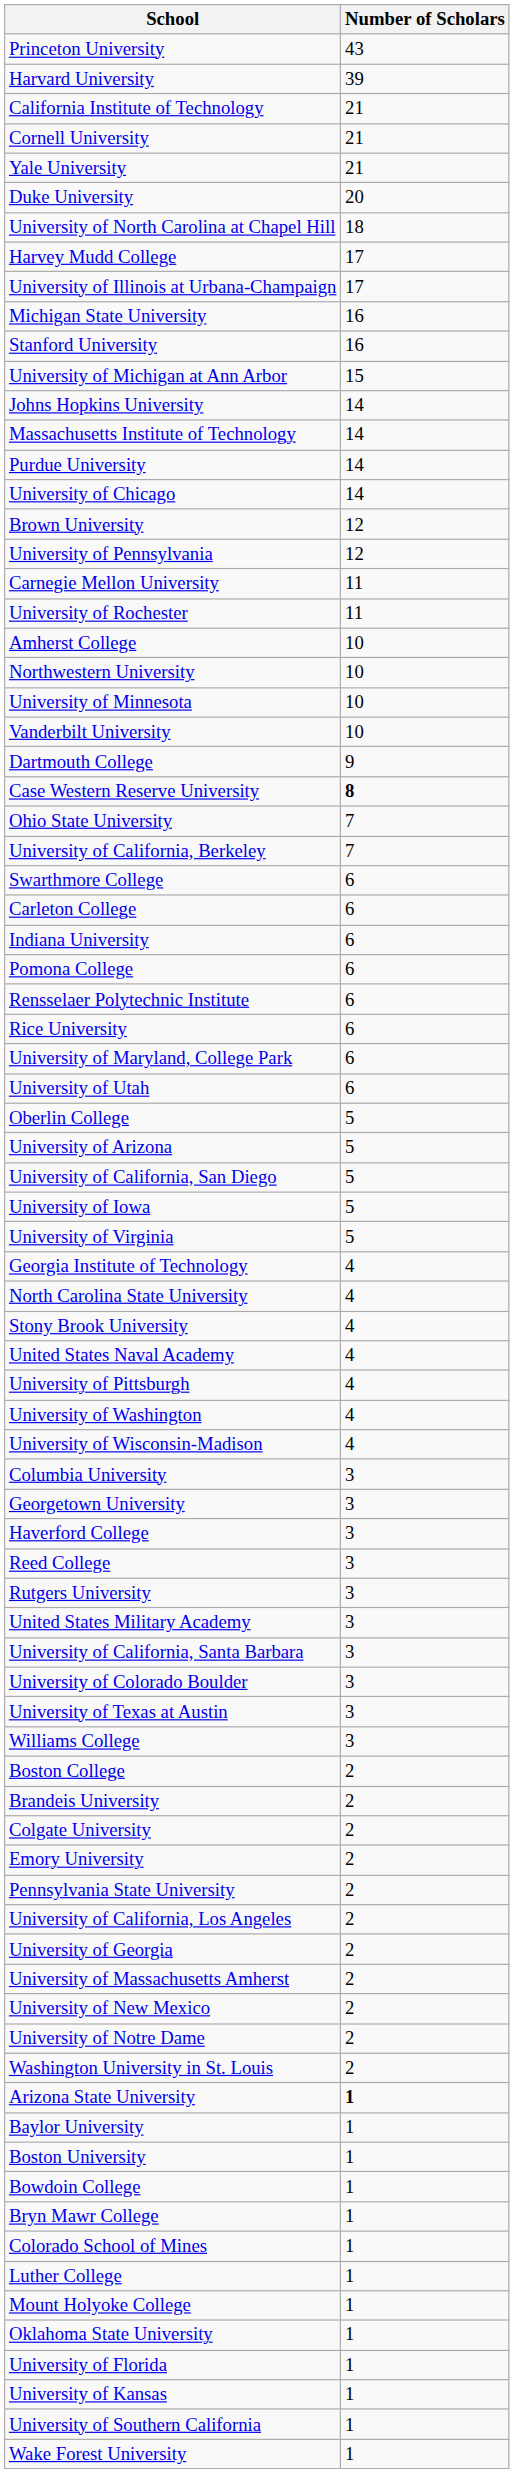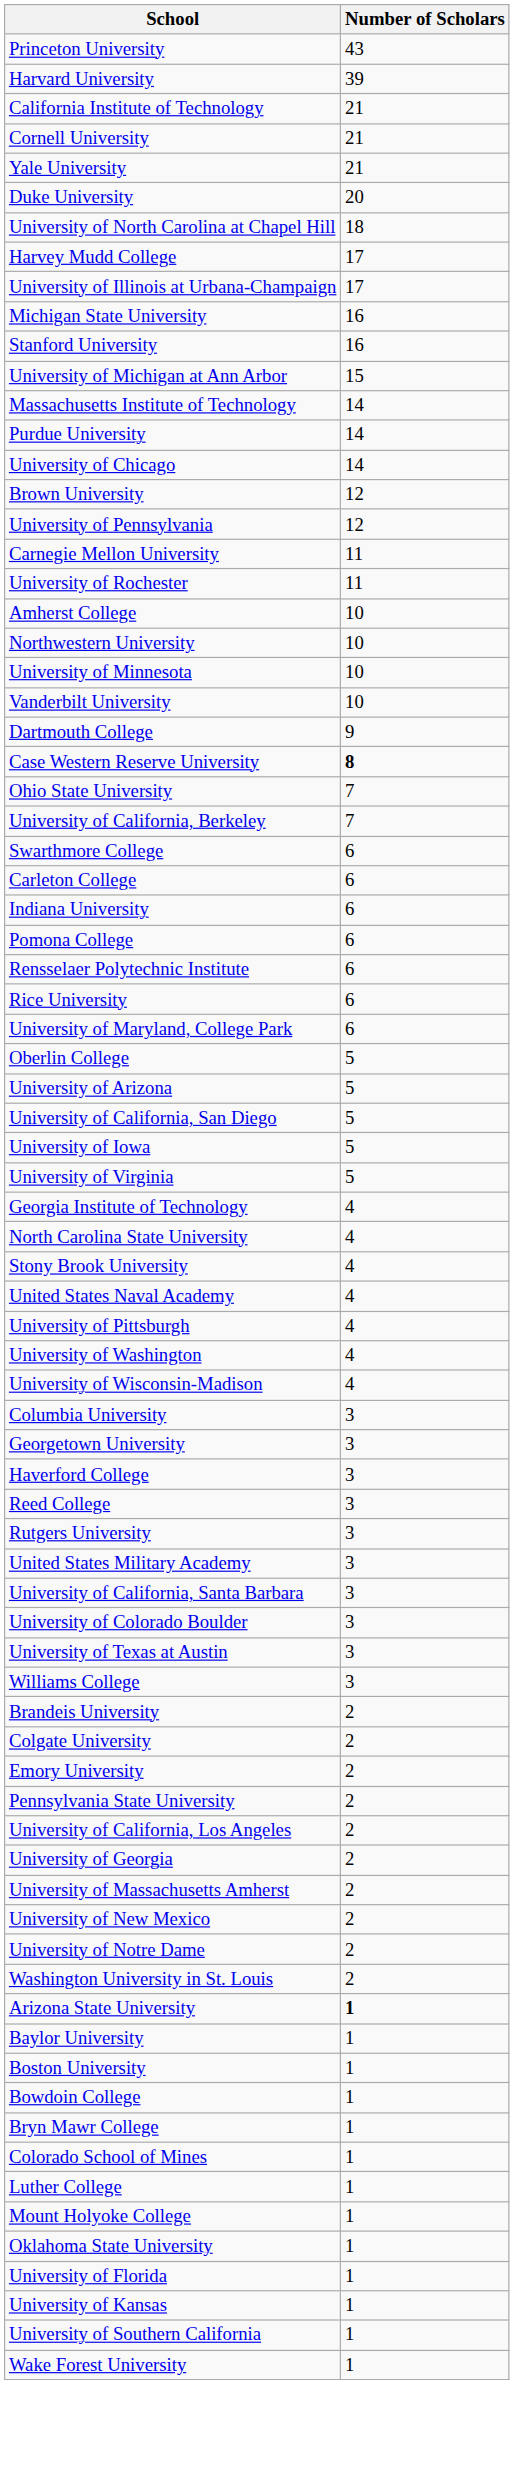- row: (106, 405)
- row: (79, 1088)
- row: (67, 1770)
